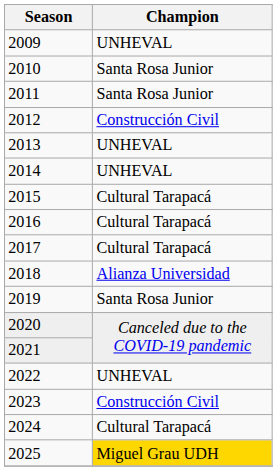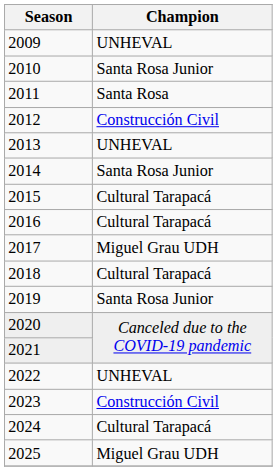(155, 94) Santa Rosa Junior -> (133, 94) Santa Rosa
(134, 171) UNHEVAL -> (155, 171) Santa Rosa Junior
(154, 247) Cultural Tarapacá -> (158, 247) Miguel Grau UDH
(163, 273) Alianza Universidad -> (154, 273) Cultural Tarapacá
(158, 453) gold background -> (158, 453) no background
